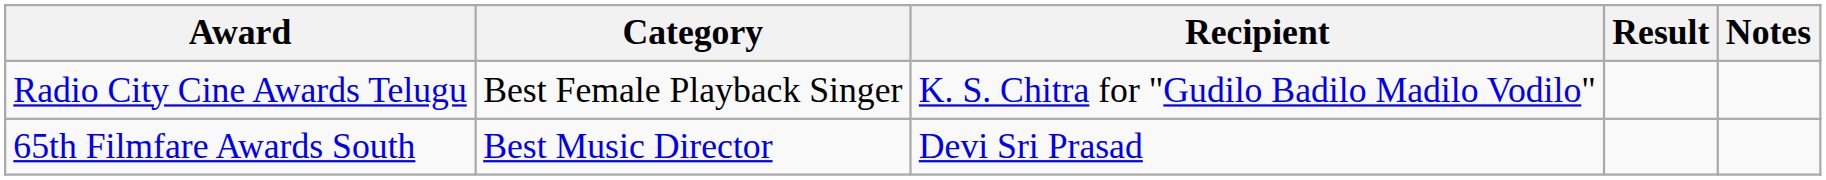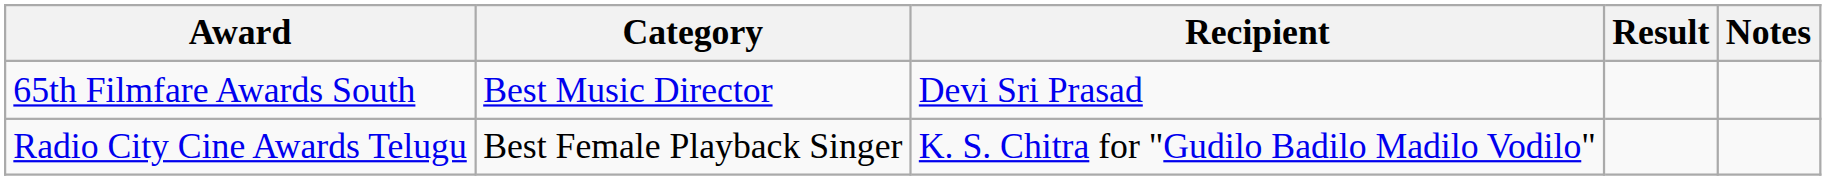rows swapped: (214, 145) <-> (240, 89)
